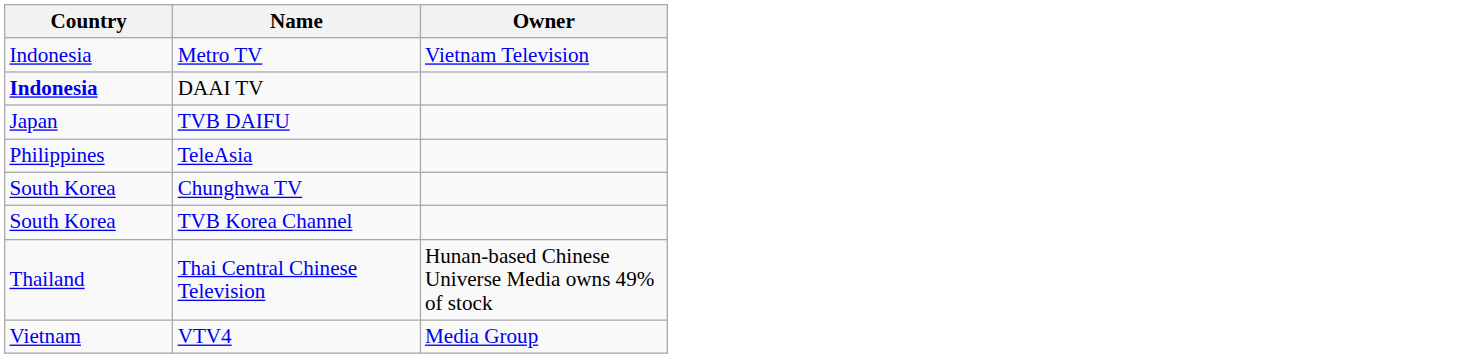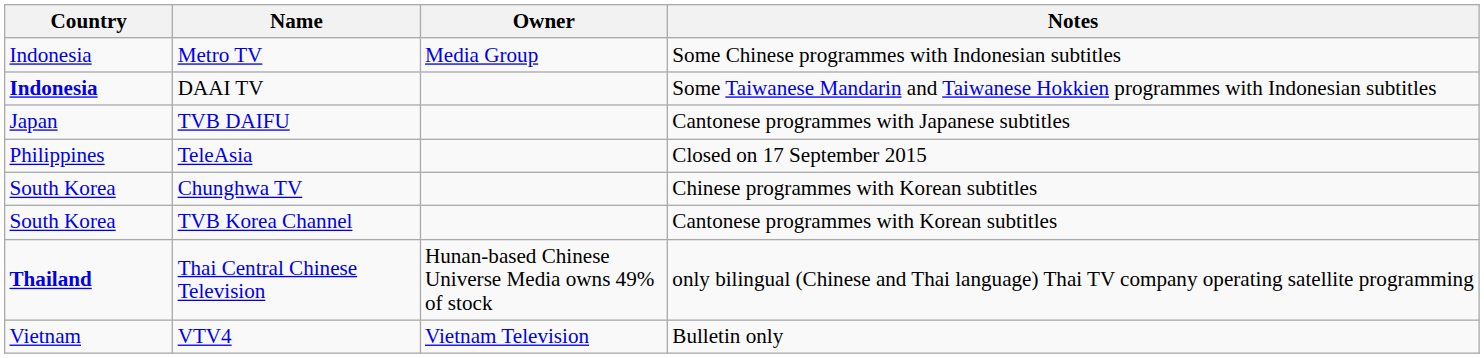+ column: (1073, 21)
(507, 54) Vietnam Television -> (482, 54) Media Group
(47, 279) normal -> (51, 279) bold
(482, 336) Media Group -> (507, 336) Vietnam Television
